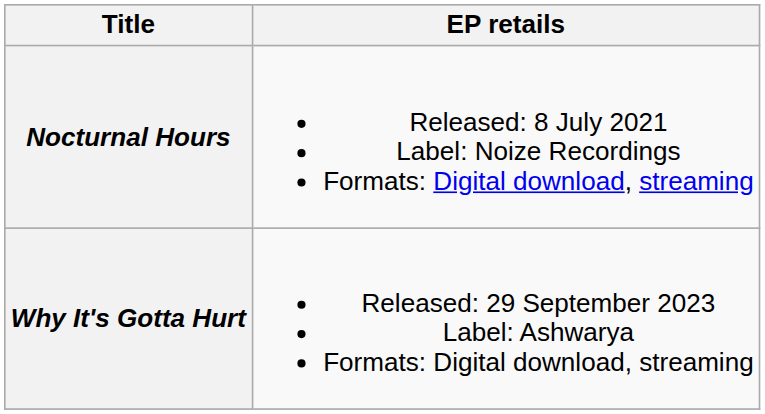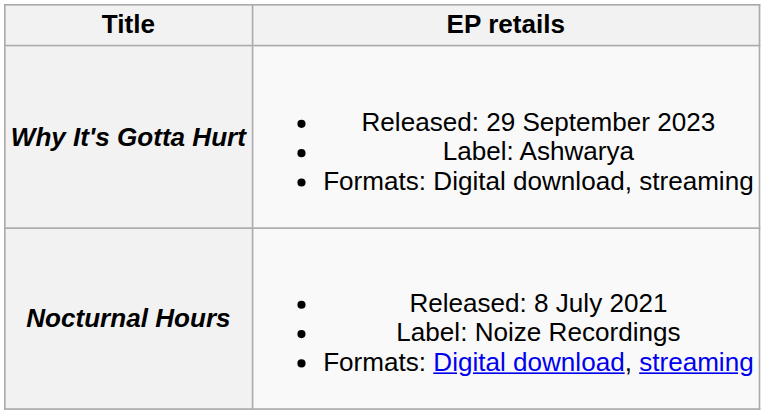rows swapped: (128, 136) <-> (128, 318)
